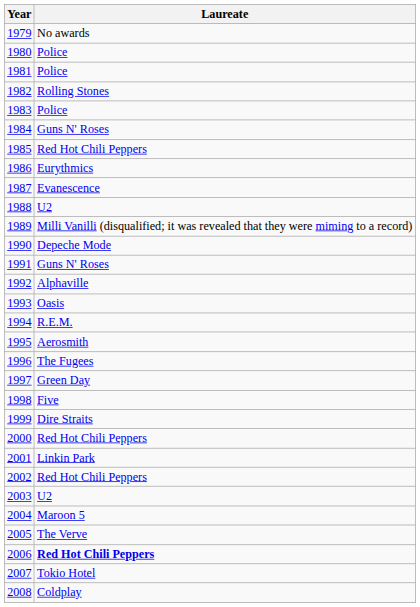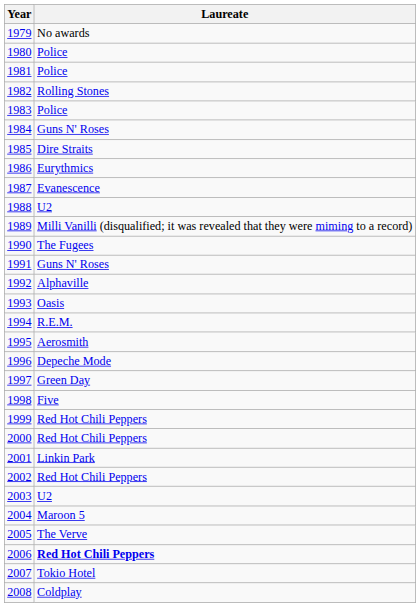(92, 149) Red Hot Chili Peppers -> (65, 149) Dire Straits
(74, 245) Depeche Mode -> (65, 245) The Fugees
(65, 361) The Fugees -> (74, 361) Depeche Mode
(65, 419) Dire Straits -> (92, 419) Red Hot Chili Peppers
